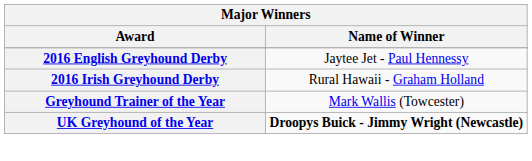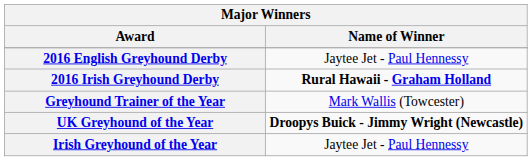(396, 79) normal -> (396, 79) bold
+ row: (135, 144)
